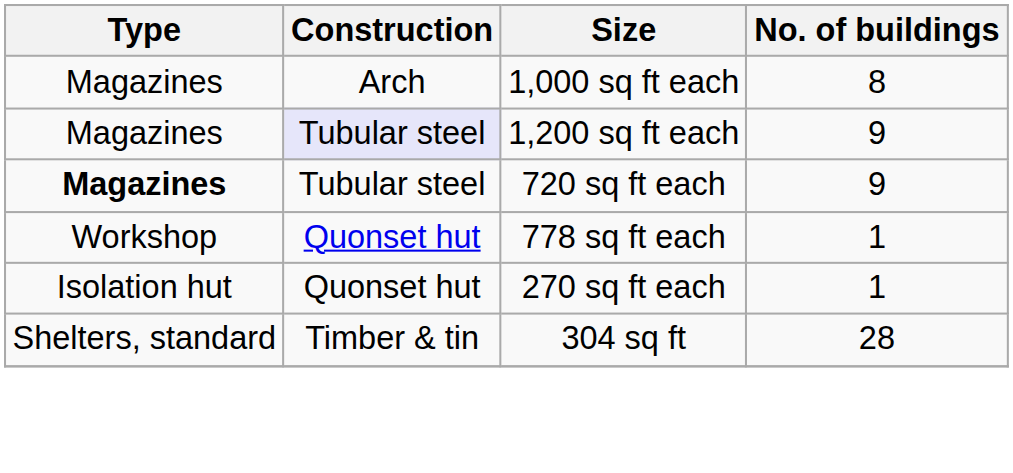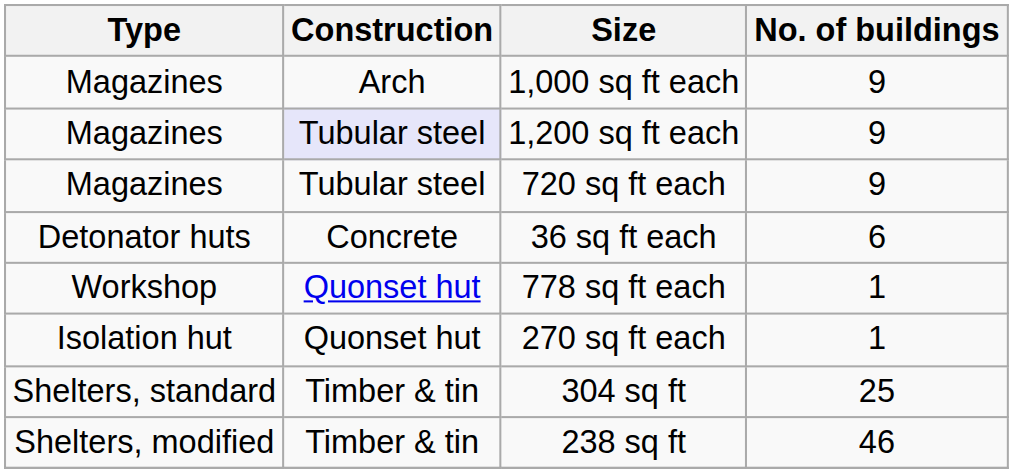(877, 81) 8 -> (877, 81) 9
(144, 184) bold -> (144, 184) normal
+ row: (624, 236)
(877, 339) 28 -> (877, 390) 25
+ row: (624, 442)
